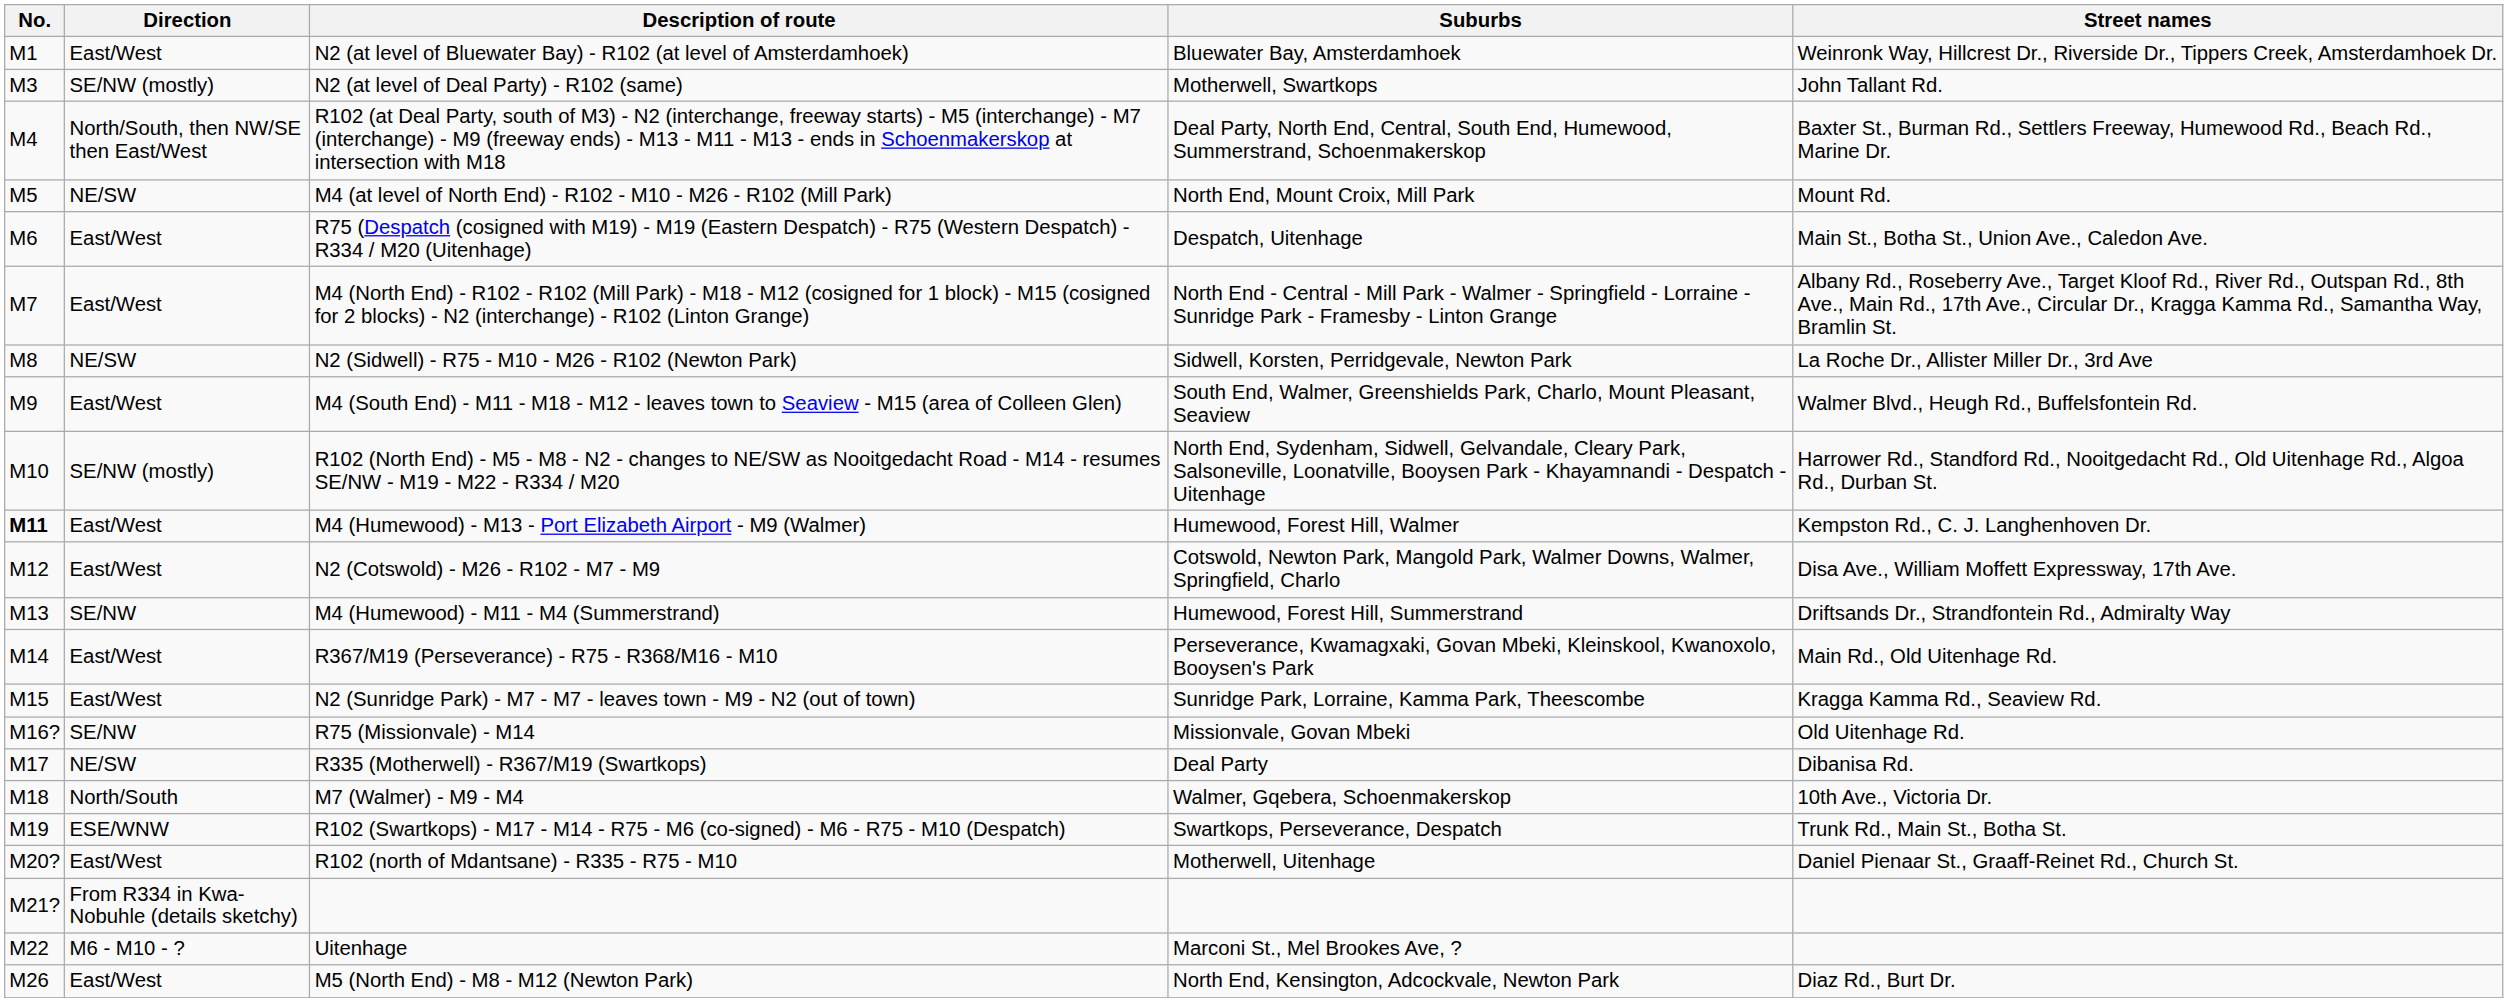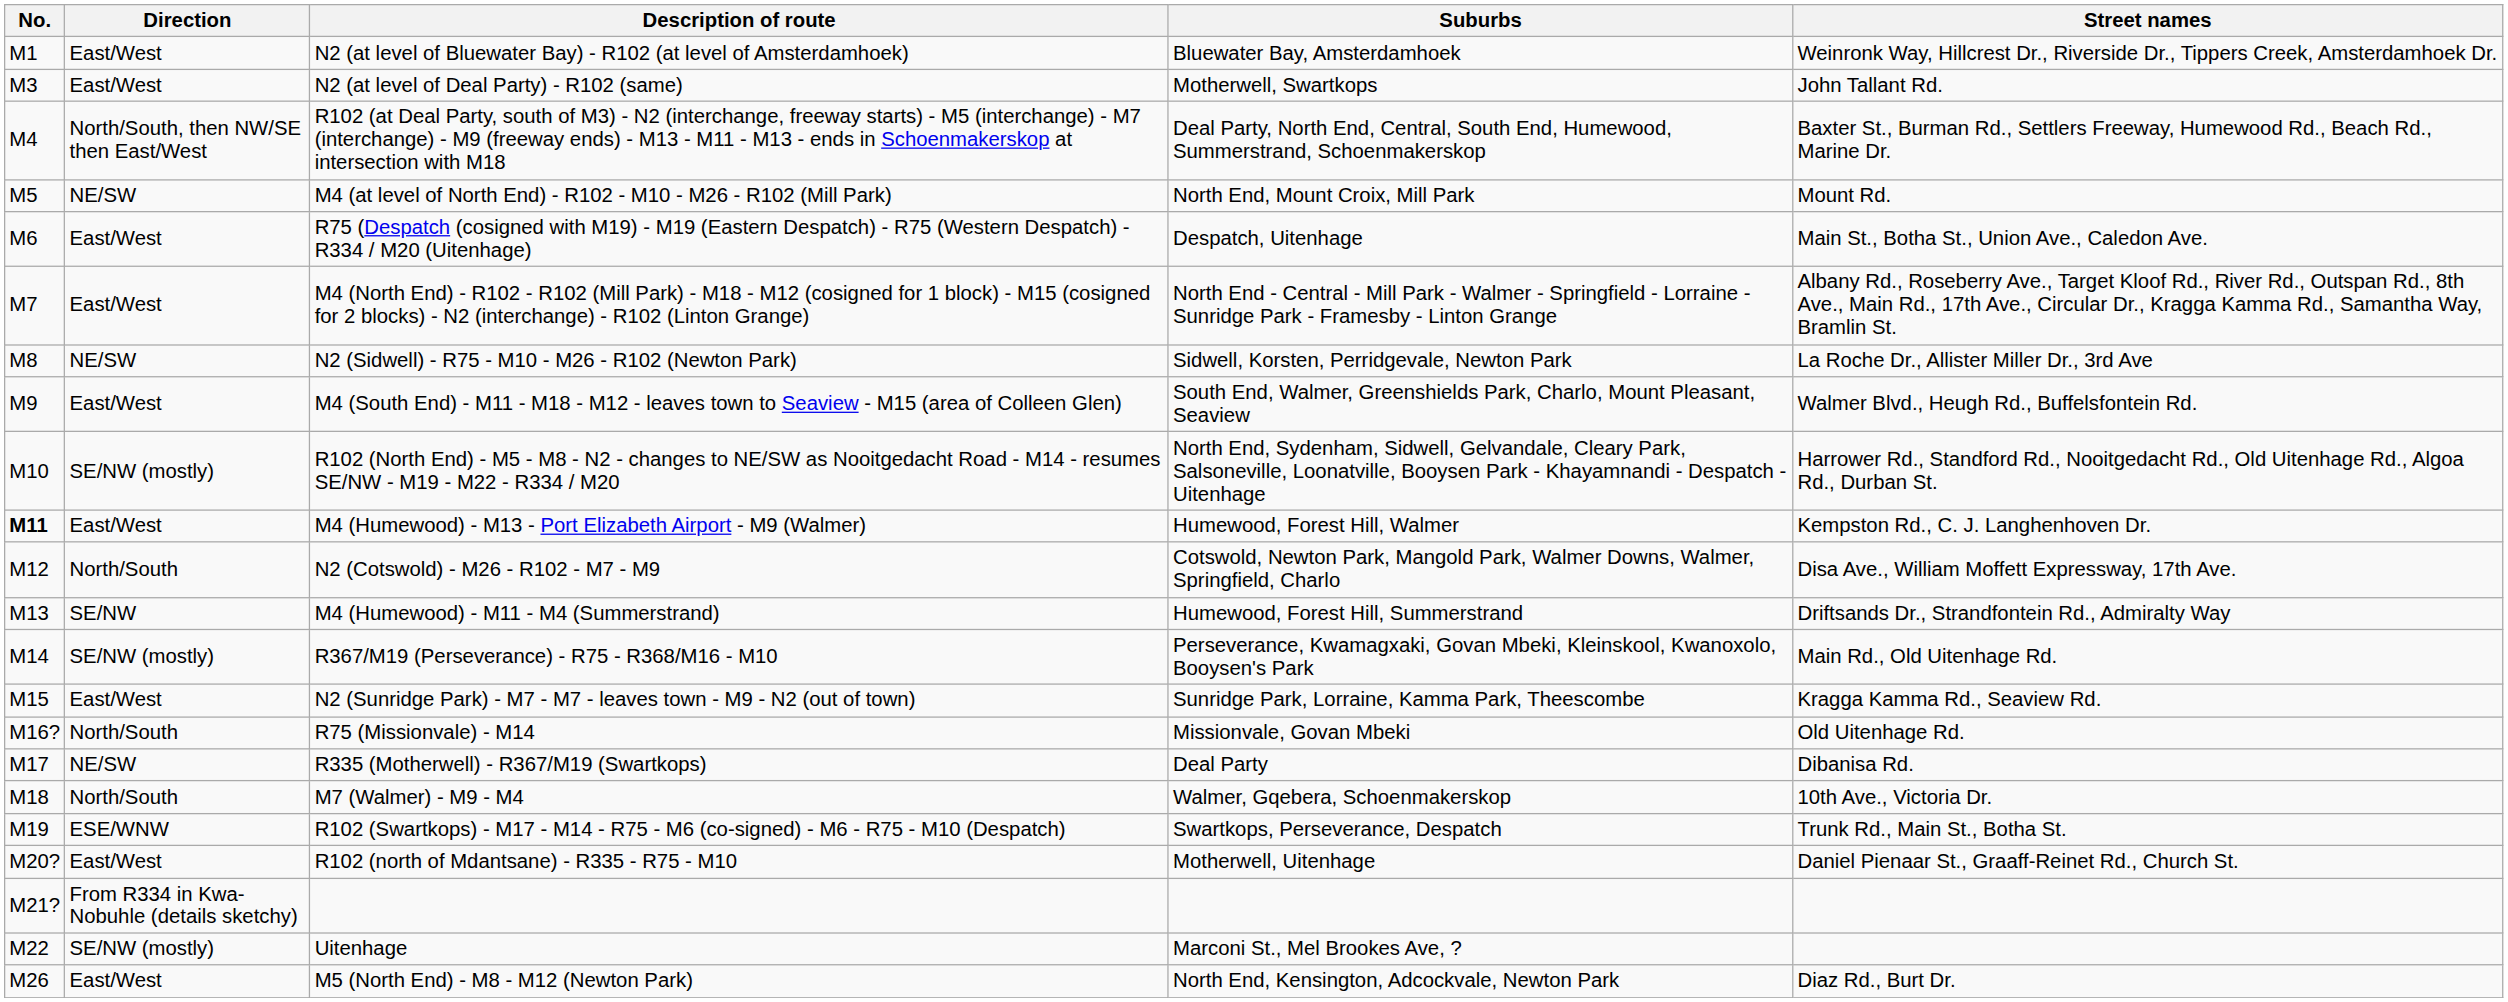(142, 85) SE/NW (mostly) -> (116, 85) East/West
(116, 569) East/West -> (124, 569) North/South
(116, 656) East/West -> (142, 656) SE/NW (mostly)
(103, 732) SE/NW -> (124, 732) North/South
(127, 948) M6 - M10 - ? -> (142, 948) SE/NW (mostly)
